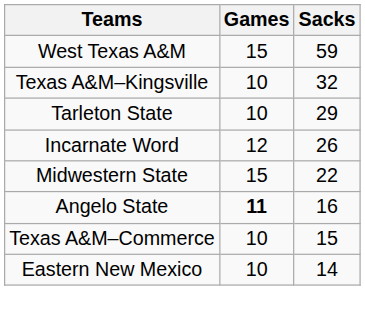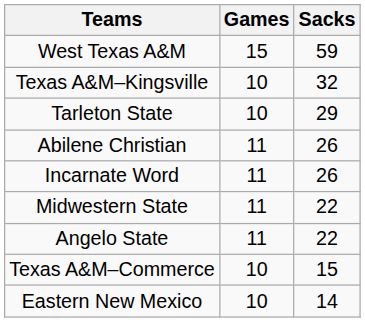+ row: (112, 144)
(257, 144) 12 -> (257, 176) 11
(257, 176) 15 -> (257, 207) 11
(257, 207) bold -> (257, 238) normal
(327, 207) 16 -> (327, 238) 22
